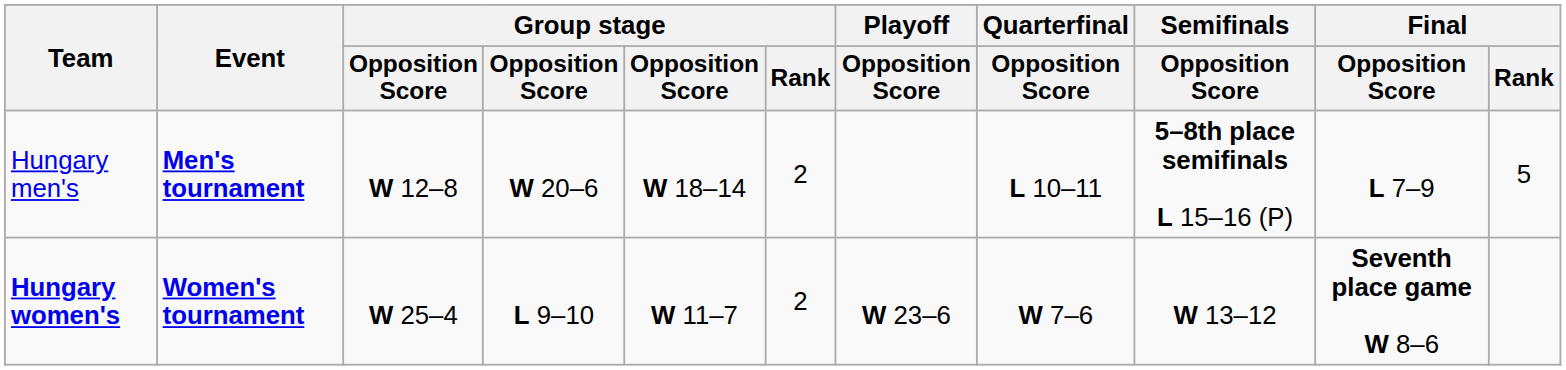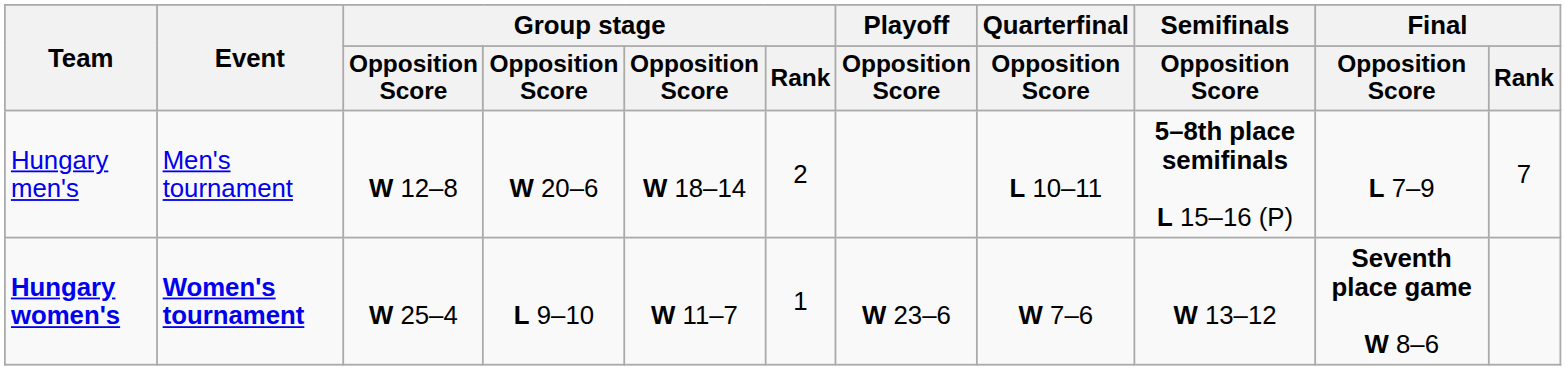(233, 175) bold -> (228, 175) normal
(1524, 175) 5 -> (1524, 175) 7
(800, 301) 2 -> (800, 301) 1
